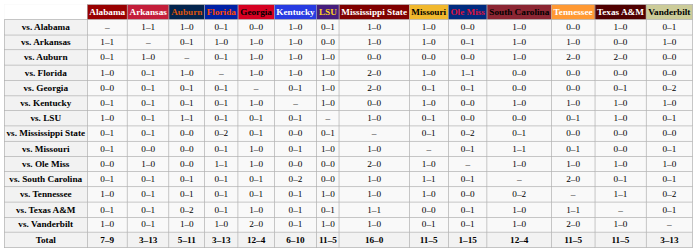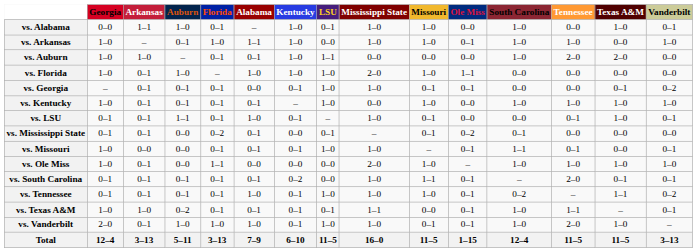columns swapped: (107, 12) <-> (256, 12)
(328, 58) 1–0 -> (328, 58) 1–1
(374, 88) 2–0 -> (374, 88) 1–0
(148, 164) 1–0 -> (144, 164) 0–1
(468, 194) 0–0 -> (468, 194) 0–1
(148, 210) 0–1 -> (144, 210) 1–0
